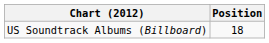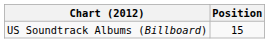(237, 30) 18 -> (237, 30) 15
